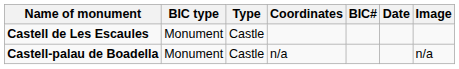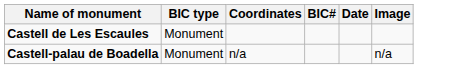- column: (247, 14)
